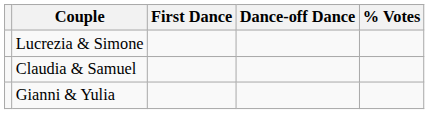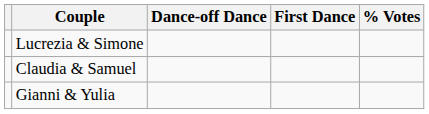columns swapped: (192, 17) <-> (298, 17)
